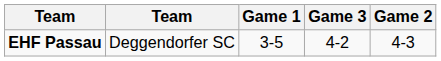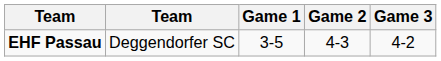columns swapped: (403, 17) <-> (337, 17)
